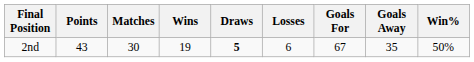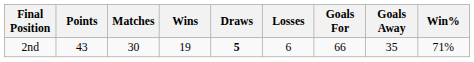(340, 47) 67 -> (340, 47) 66
(443, 47) 50% -> (443, 47) 71%
